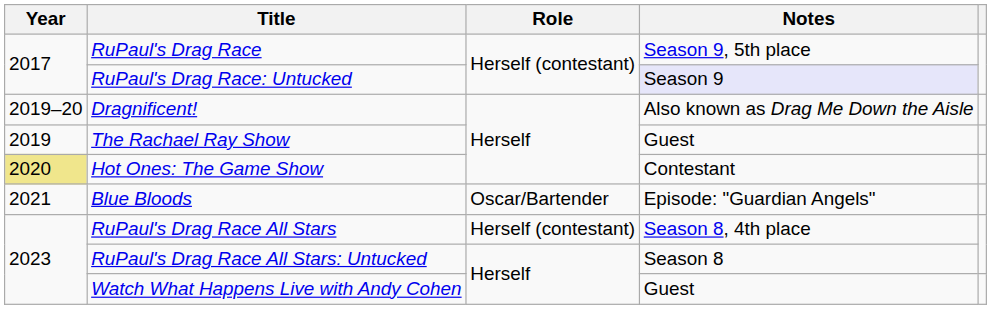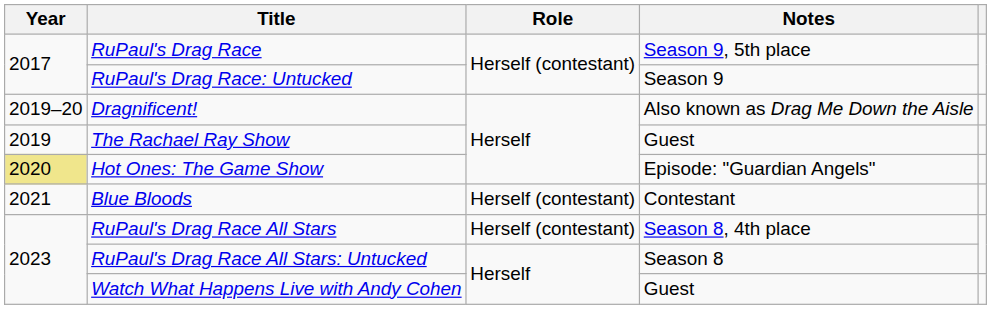(684, 79) lavender background -> (684, 79) no background
(689, 169) Contestant -> (760, 169) Episode: "Guardian Angels"
(540, 199) Oscar/Bartender -> (553, 199) Herself (contestant)
(760, 199) Episode: "Guardian Angels" -> (689, 199) Contestant
